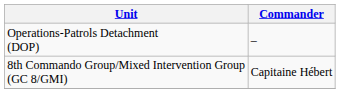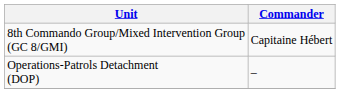rows swapped: (126, 72) <-> (83, 39)
